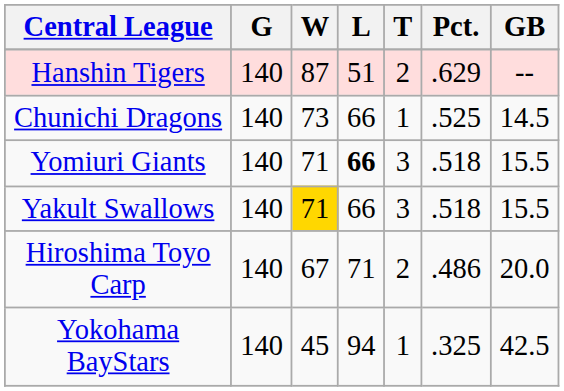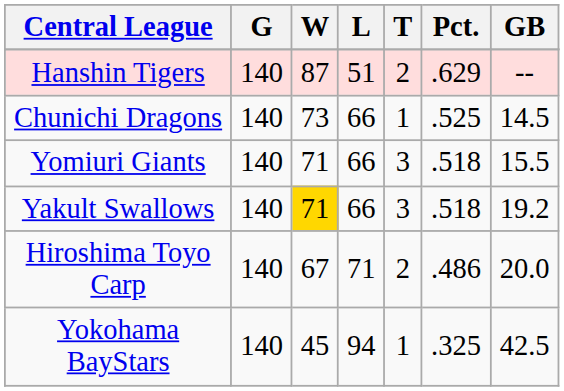(361, 162) bold -> (361, 162) normal
(525, 207) 15.5 -> (525, 207) 19.2
